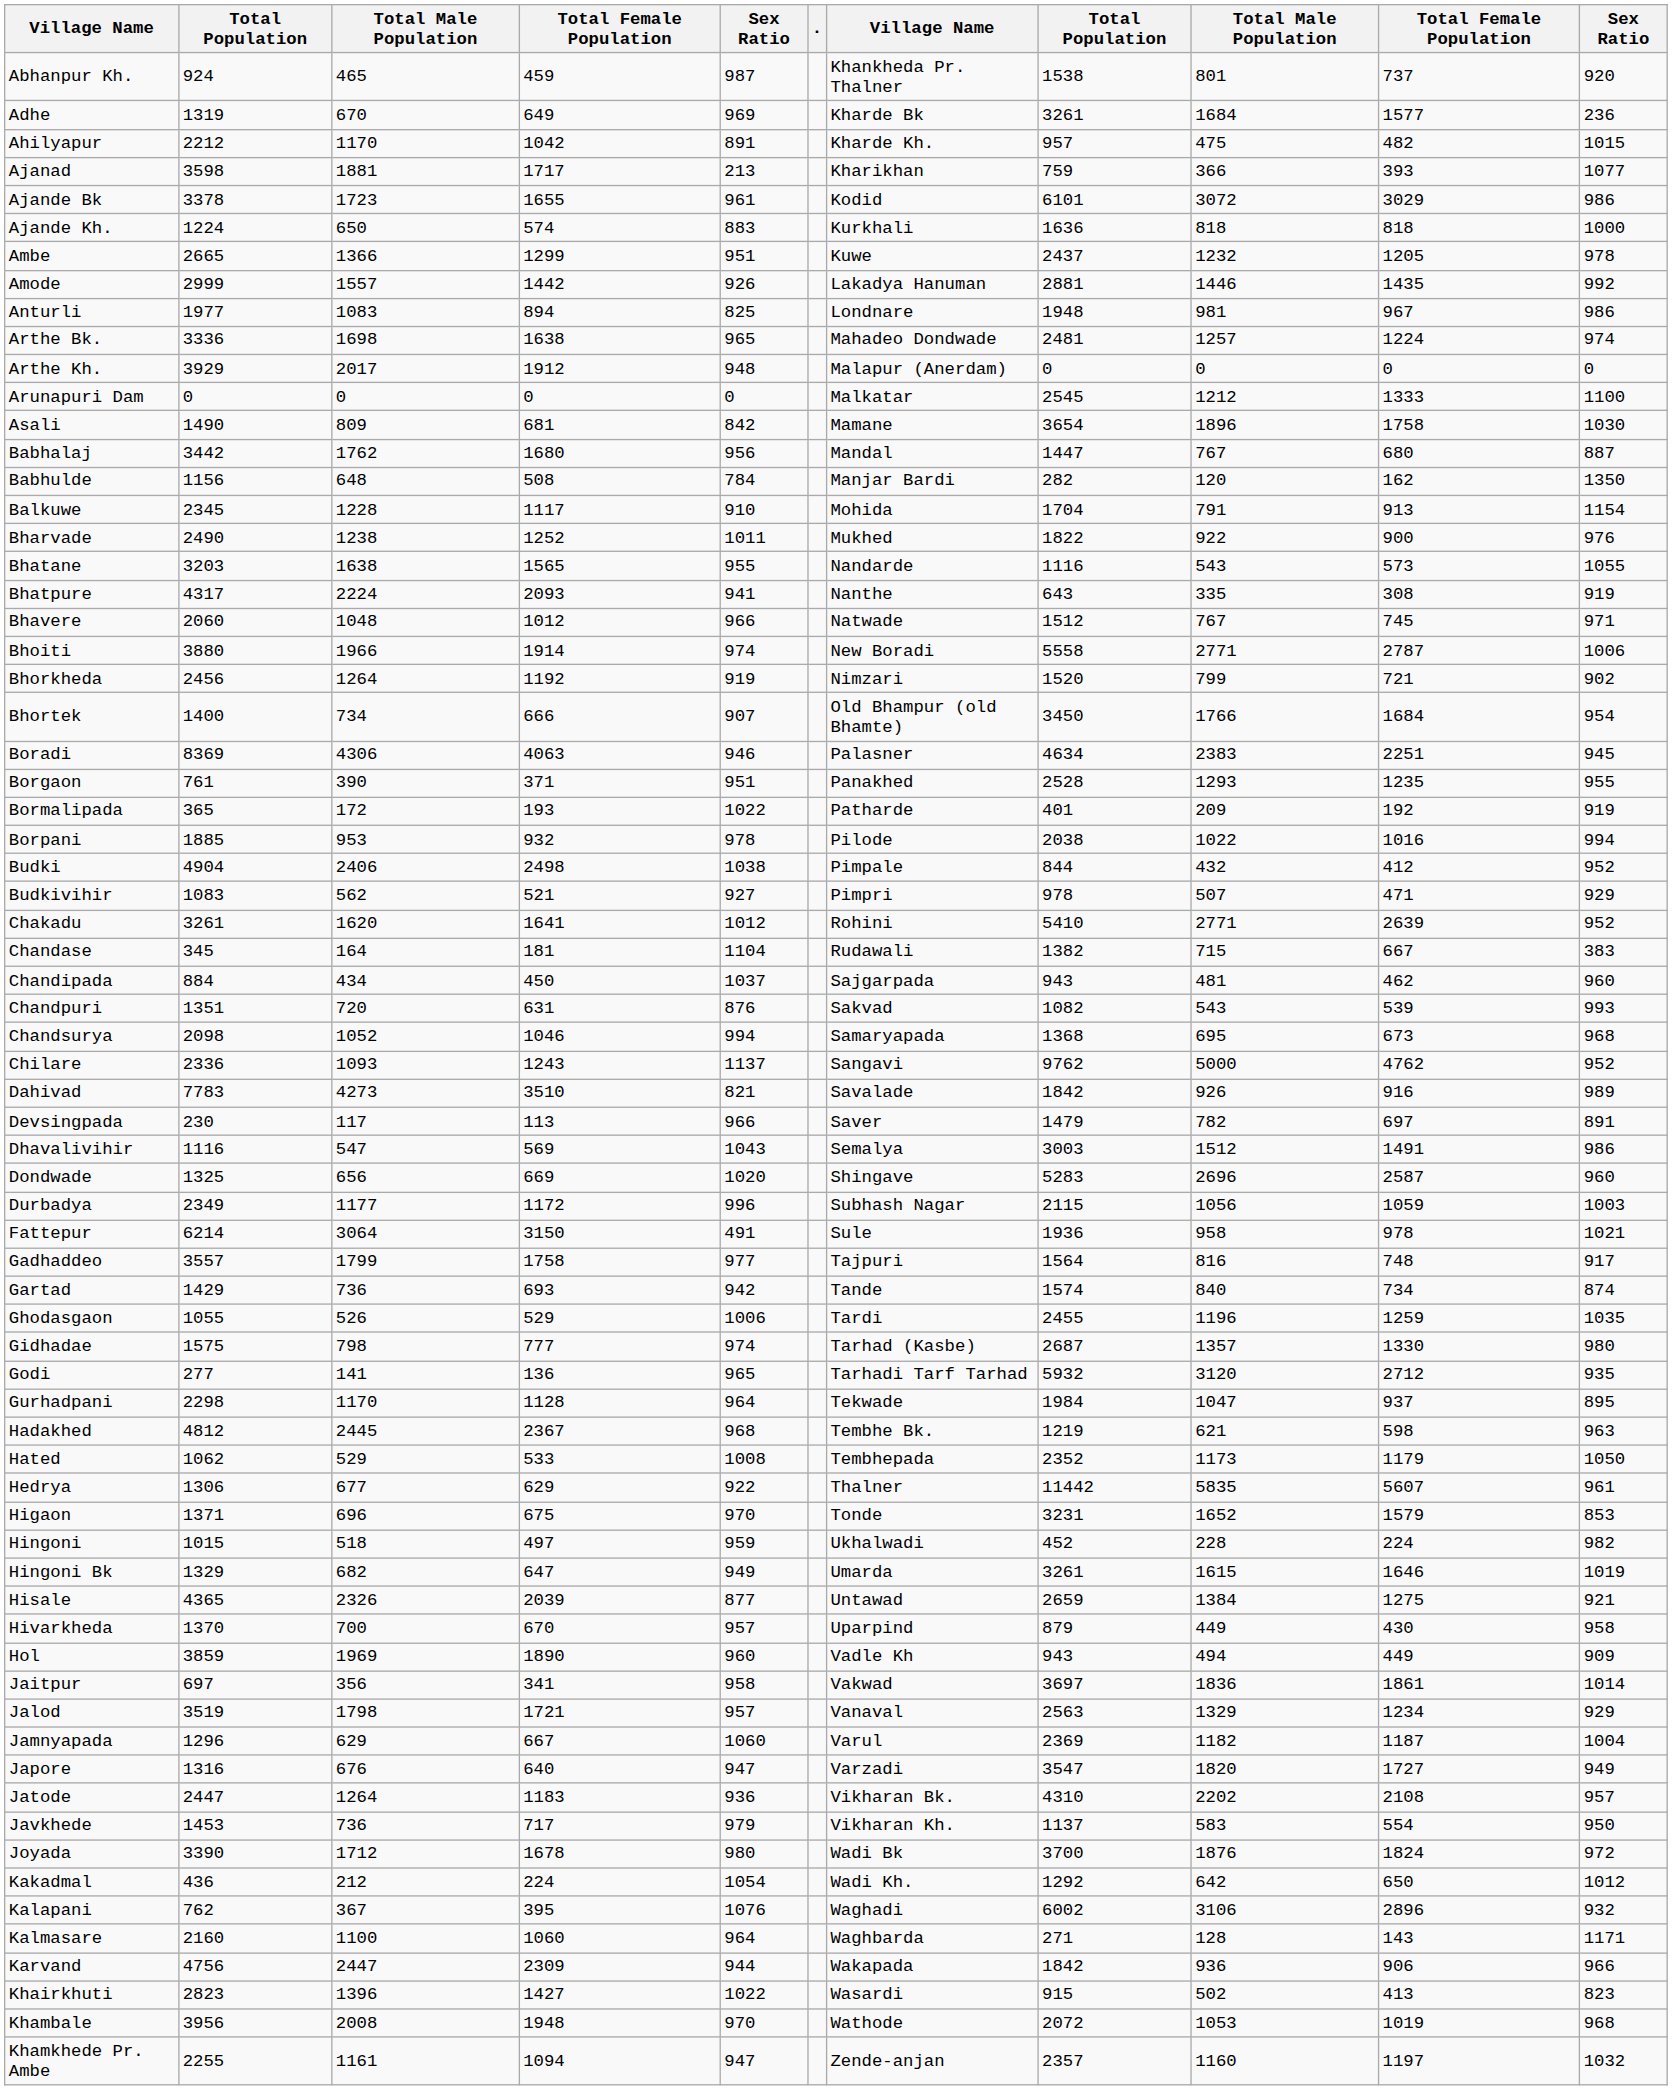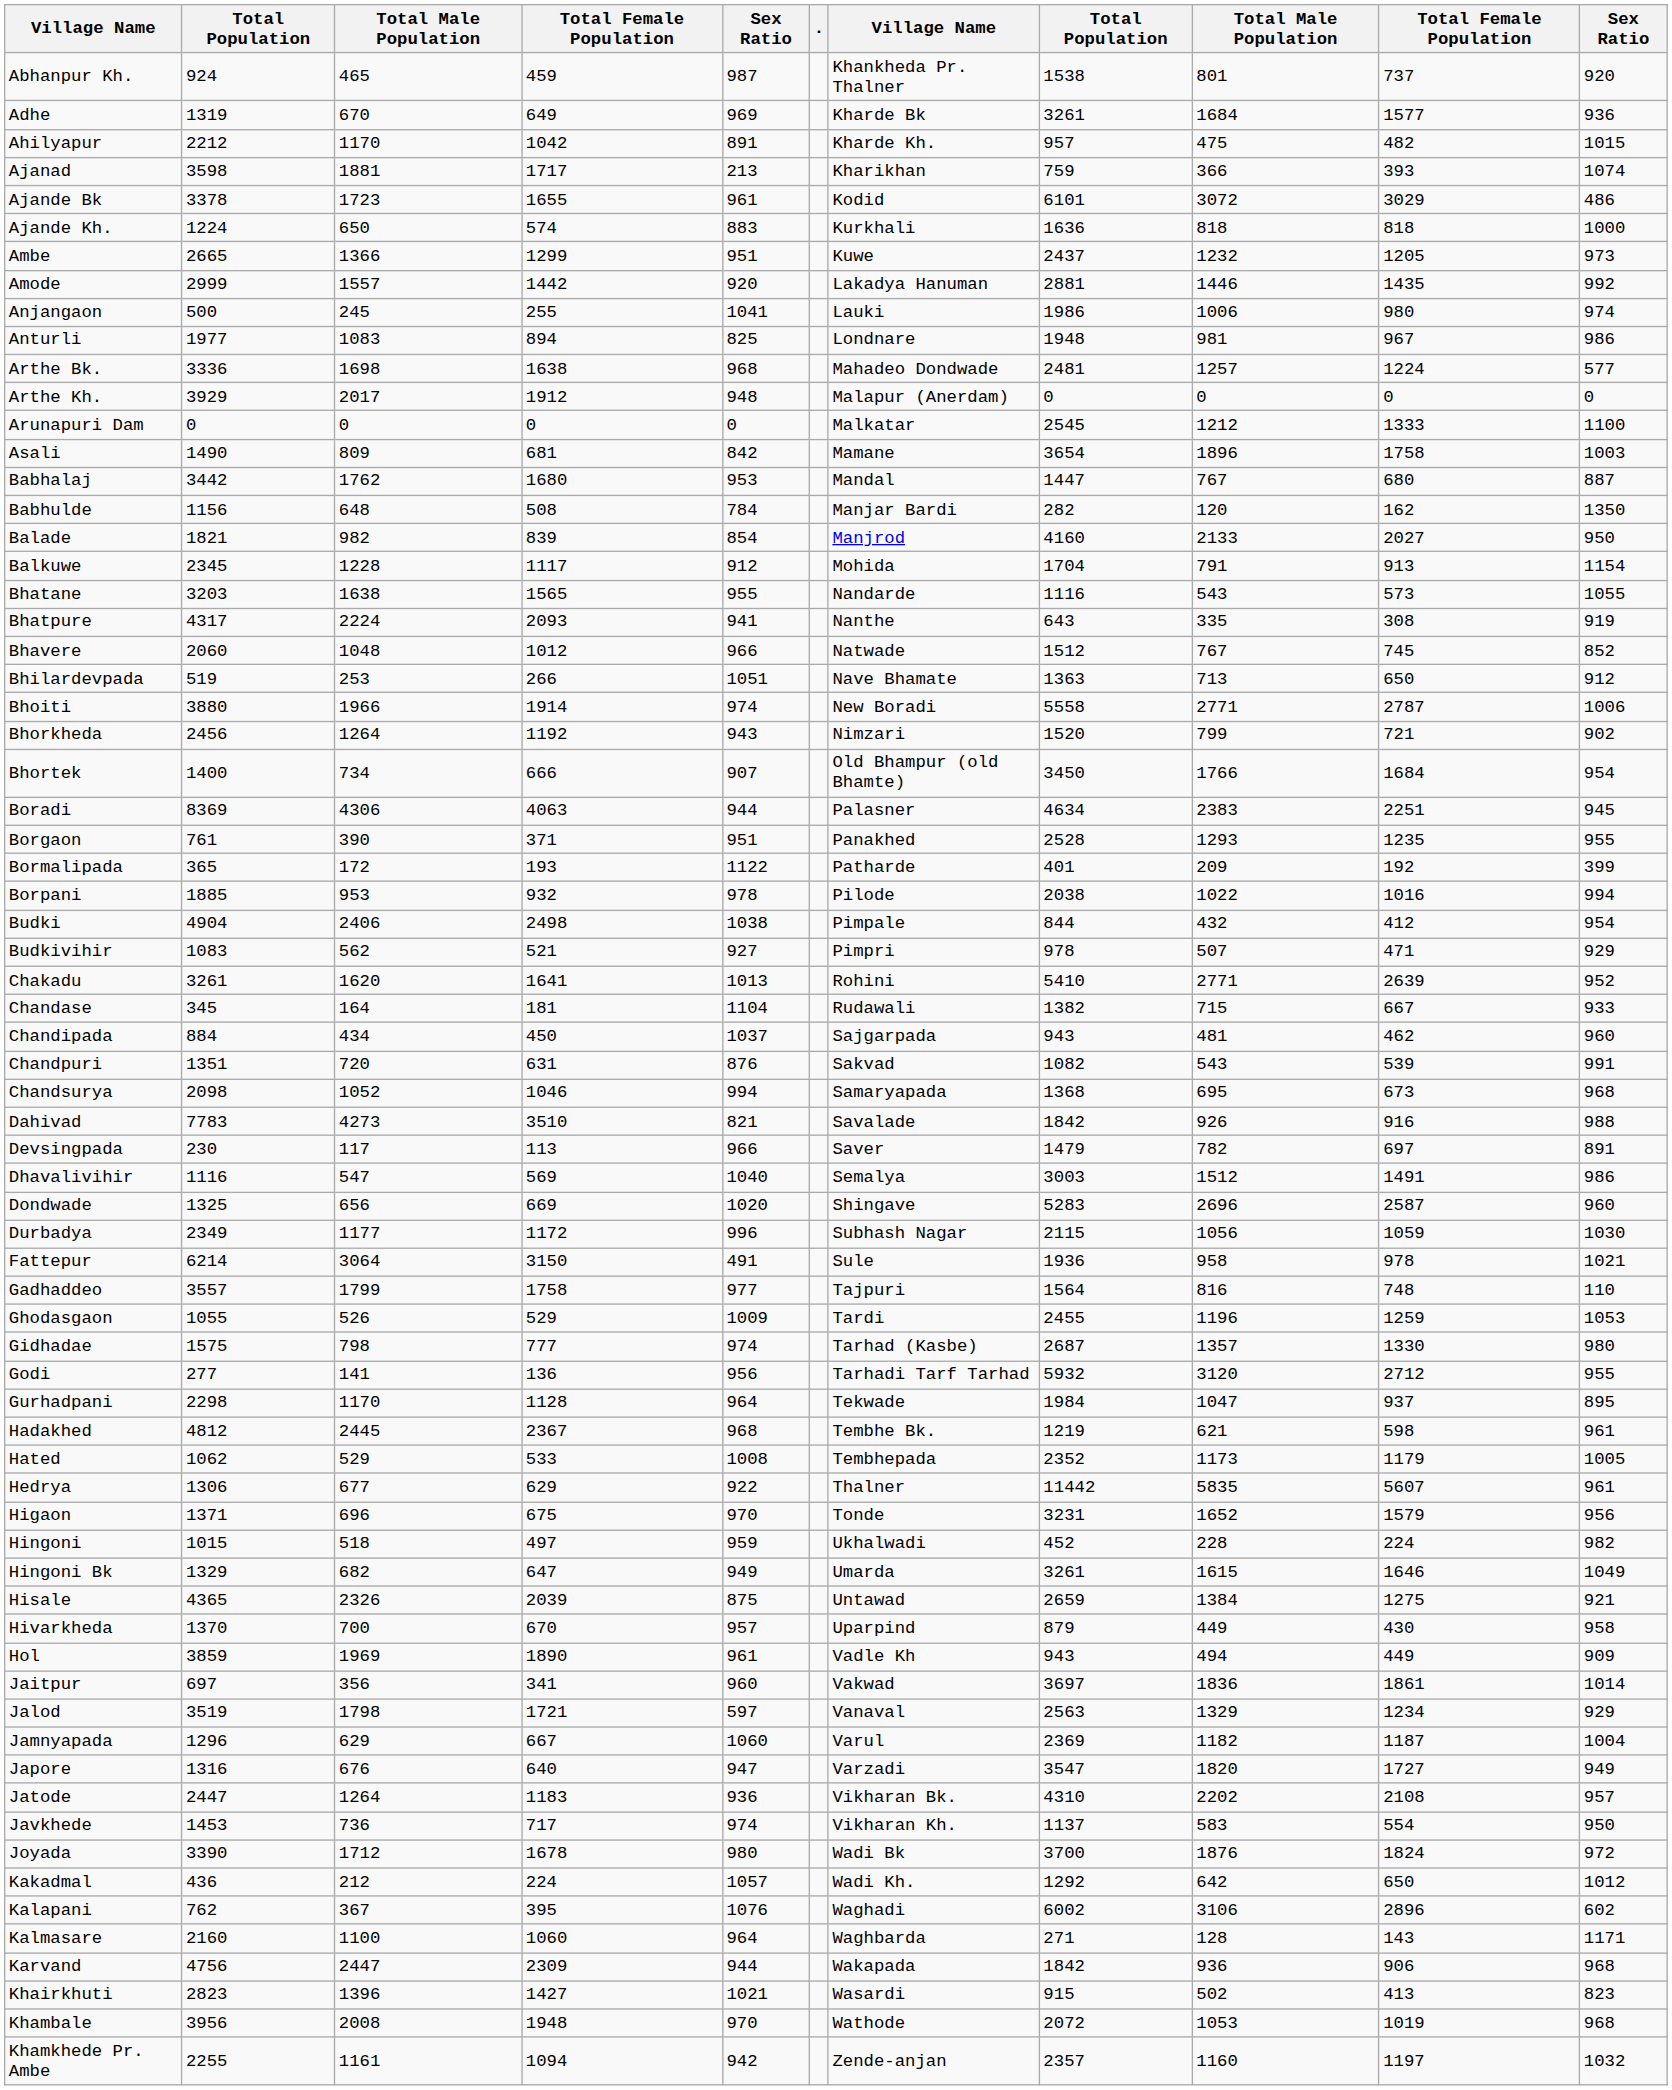(1599, 115) 236 -> (1599, 115) 936
(1604, 171) 1077 -> (1605, 171) 1074
(1599, 200) 986 -> (1599, 200) 486
(1599, 256) 978 -> (1599, 256) 973
(740, 284) 926 -> (742, 284) 920
+ row: (55, 312)
(740, 340) 965 -> (742, 369) 968
(1599, 340) 974 -> (1599, 369) 577
(1604, 425) 1030 -> (1605, 453) 1003
(740, 453) 956 -> (742, 481) 953
+ row: (40, 538)
(740, 510) 910 -> (742, 566) 912
- row: (50, 538)
(1599, 622) 971 -> (1599, 650) 852
+ row: (76, 679)
(740, 679) 919 -> (742, 735) 943
(740, 755) 946 -> (742, 811) 944
(745, 811) 1022 -> (747, 868) 1122
(1599, 811) 919 -> (1599, 868) 399
(1599, 868) 952 -> (1599, 924) 954
(745, 924) 1012 -> (747, 980) 1013
(1599, 952) 383 -> (1599, 1009) 933
(1599, 1009) 993 -> (1599, 1065) 991
- row: (45, 1065)
(1599, 1093) 989 -> (1599, 1121) 988
(745, 1149) 1043 -> (747, 1178) 1040
(1604, 1206) 1003 -> (1605, 1234) 1030
(1599, 1262) 917 -> (1599, 1290) 110
- row: (40, 1290)
(745, 1318) 1006 -> (747, 1318) 1009
(1604, 1318) 1035 -> (1605, 1318) 1053
(740, 1375) 965 -> (742, 1375) 956
(1599, 1375) 935 -> (1599, 1375) 955
(1599, 1431) 963 -> (1599, 1431) 961
(1604, 1459) 1050 -> (1605, 1459) 1005
(1599, 1516) 853 -> (1599, 1516) 956
(1604, 1572) 1019 -> (1605, 1572) 1049
(740, 1600) 877 -> (742, 1600) 875
(740, 1657) 960 -> (742, 1657) 961
(740, 1685) 958 -> (742, 1685) 960
(740, 1713) 957 -> (742, 1713) 597
(740, 1826) 979 -> (742, 1826) 974
(745, 1882) 1054 -> (747, 1882) 1057
(1599, 1910) 932 -> (1599, 1910) 602
(1599, 1967) 966 -> (1599, 1967) 968
(745, 1995) 1022 -> (747, 1995) 1021
(740, 2061) 947 -> (742, 2061) 942
